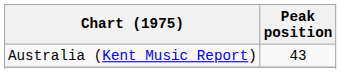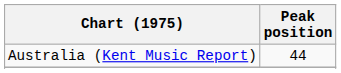(298, 56) 43 -> (298, 56) 44
